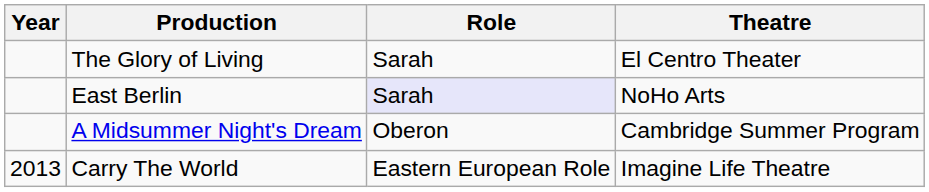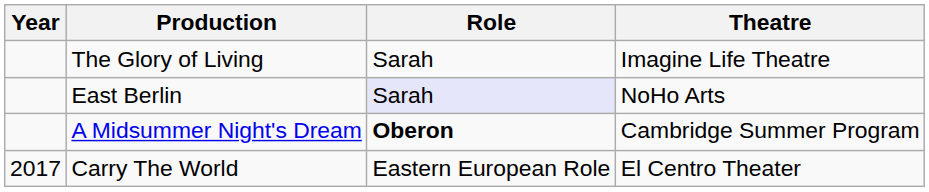(711, 58) El Centro Theater -> (726, 58) Imagine Life Theatre
(411, 131) normal -> (413, 131) bold
(35, 167) 2013 -> (35, 167) 2017
(726, 167) Imagine Life Theatre -> (711, 167) El Centro Theater
